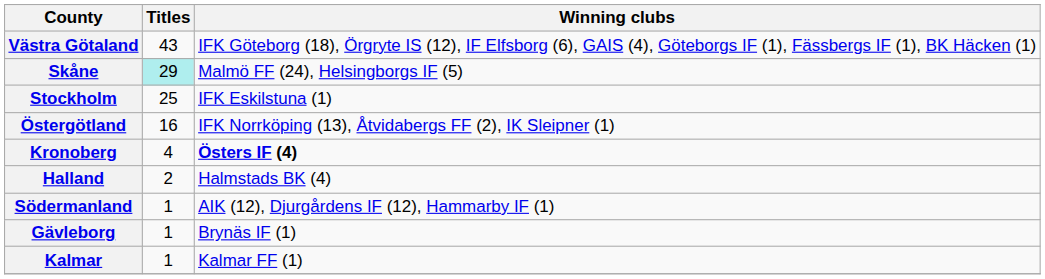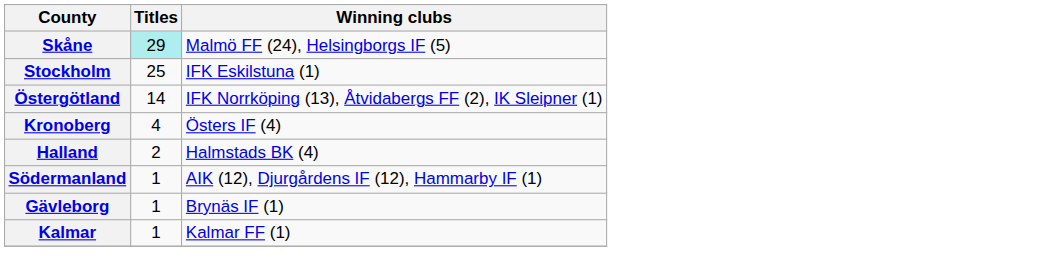- row: (73, 44)
(168, 125) 16 -> (156, 98) 14
(248, 152) bold -> (233, 125) normal
